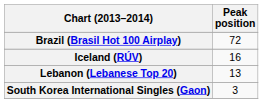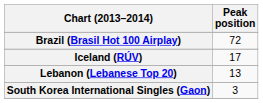(235, 57) 16 -> (235, 57) 17
